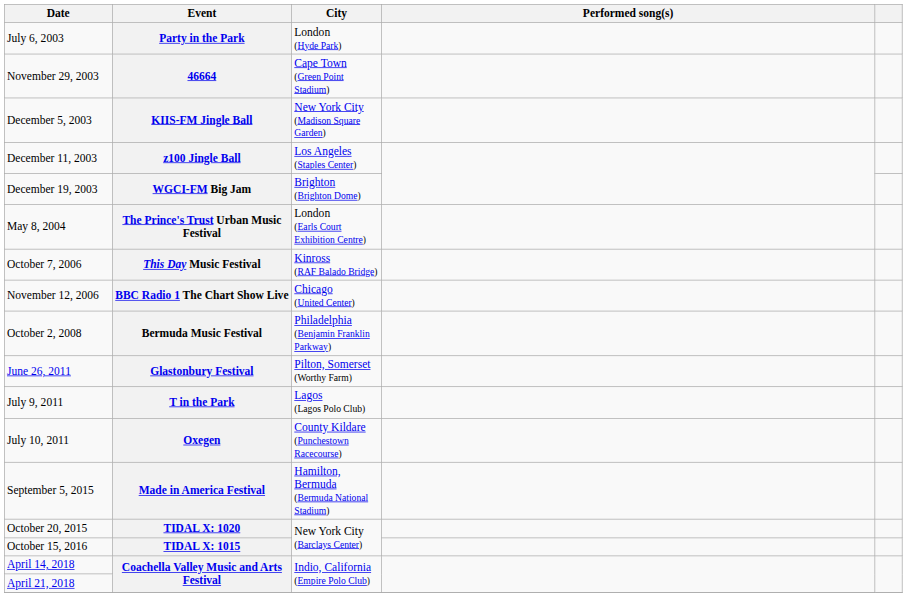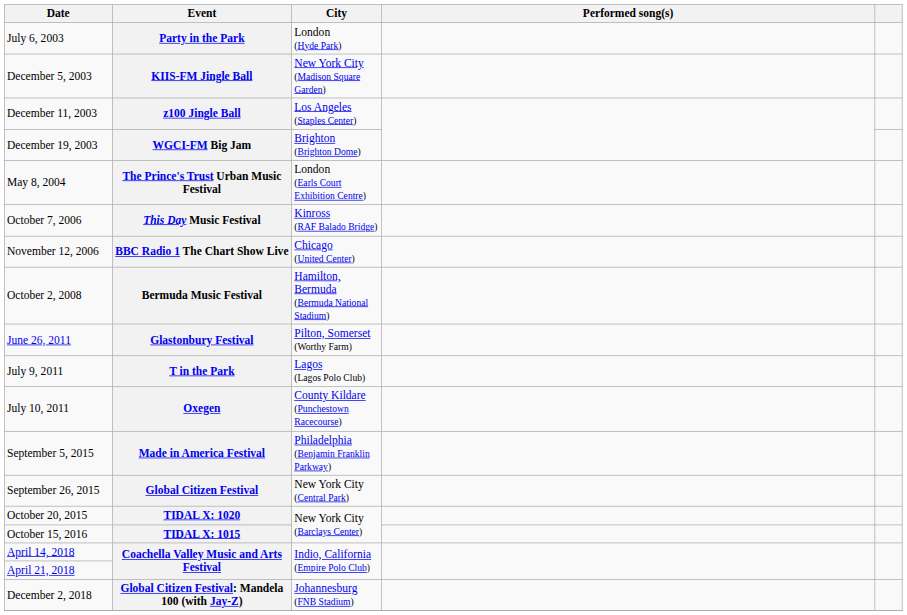- row: (53, 76)
(332, 333) Philadelphia (Benjamin Franklin Parkway) -> (331, 295) Hamilton, Bermuda (Bermuda National Stadium)
(331, 490) Hamilton, Bermuda (Bermuda National Stadium) -> (332, 453) Philadelphia (Benjamin Franklin Parkway)
+ row: (53, 490)
+ row: (49, 595)
